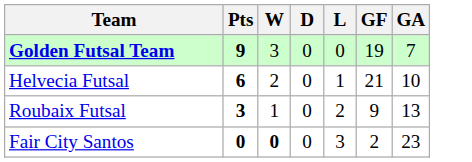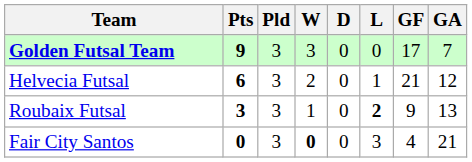+ column: (276, 19)
(374, 50) 19 -> (411, 50) 17
(411, 80) 10 -> (447, 80) 12
(340, 111) normal -> (377, 111) bold
(374, 141) 2 -> (411, 141) 4
(411, 141) 23 -> (447, 141) 21
